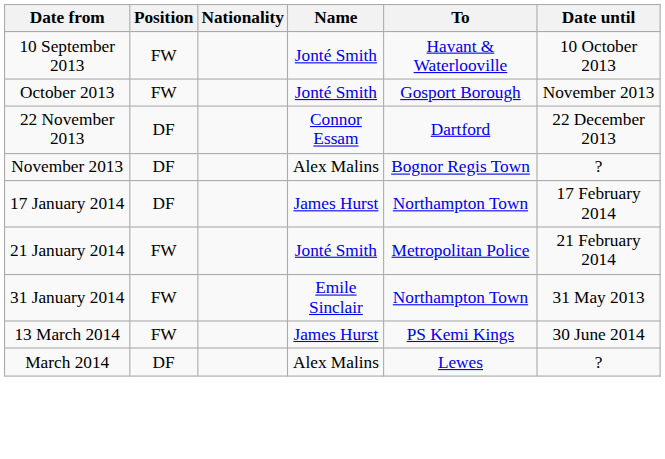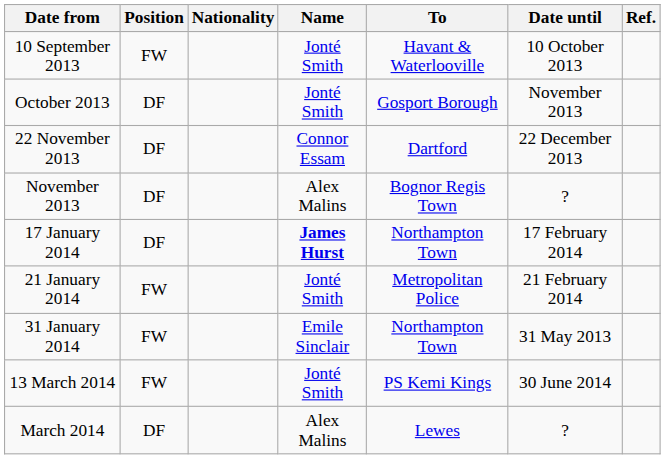+ column: (641, 18)
(164, 92) FW -> (154, 102) DF
(336, 203) normal -> (322, 242) bold
(336, 334) James Hurst -> (322, 383) Jonté Smith
